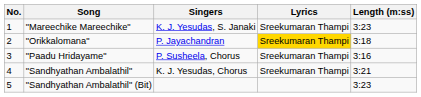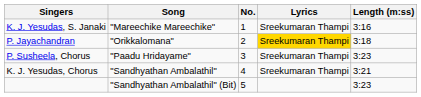columns swapped: (14, 12) <-> (206, 12)
(362, 27) 3:23 -> (362, 27) 3:16
(362, 56) 3:16 -> (362, 56) 3:23
